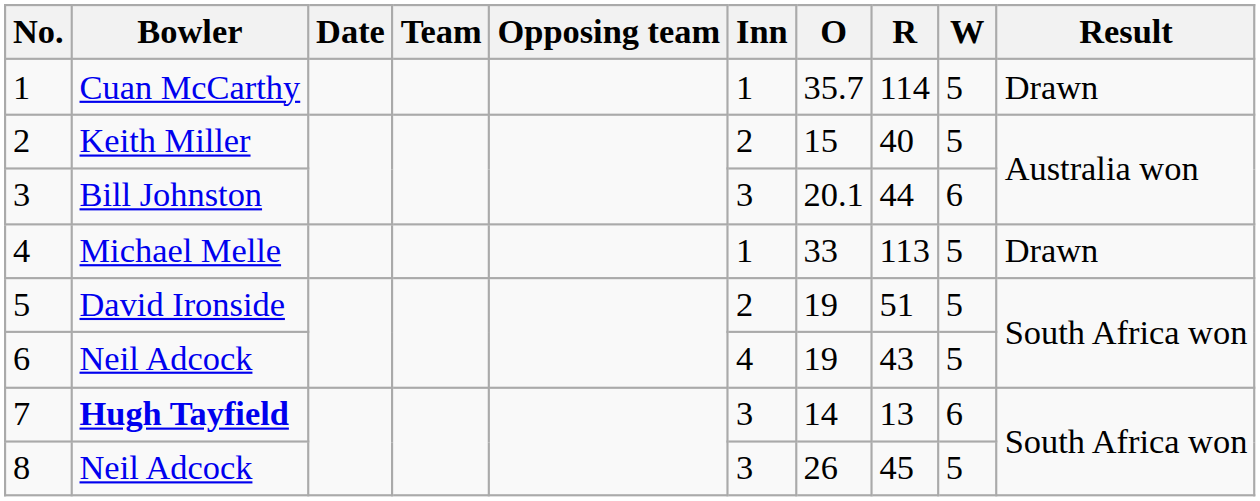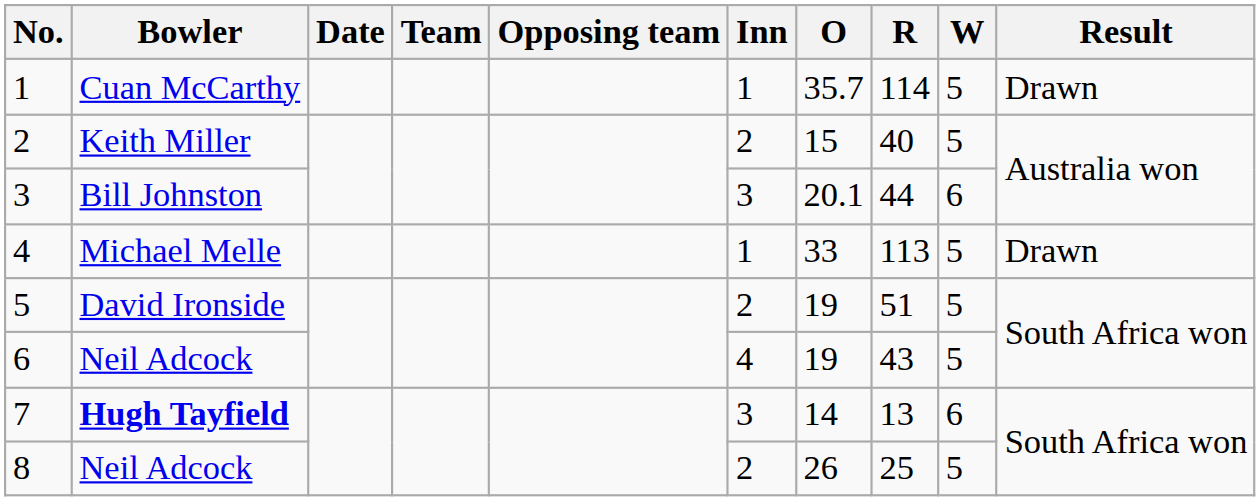(745, 468) 3 -> (745, 468) 2
(897, 468) 45 -> (897, 468) 25
